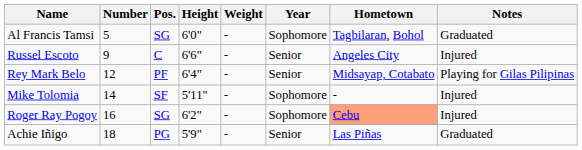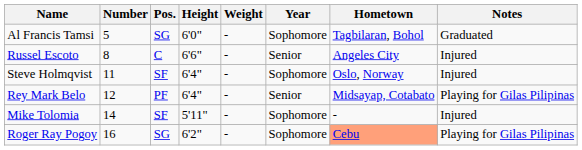(106, 54) 9 -> (106, 54) 8
+ row: (50, 74)
(459, 114) Injured -> (507, 134) Playing for Gilas Pilipinas
- row: (37, 134)
